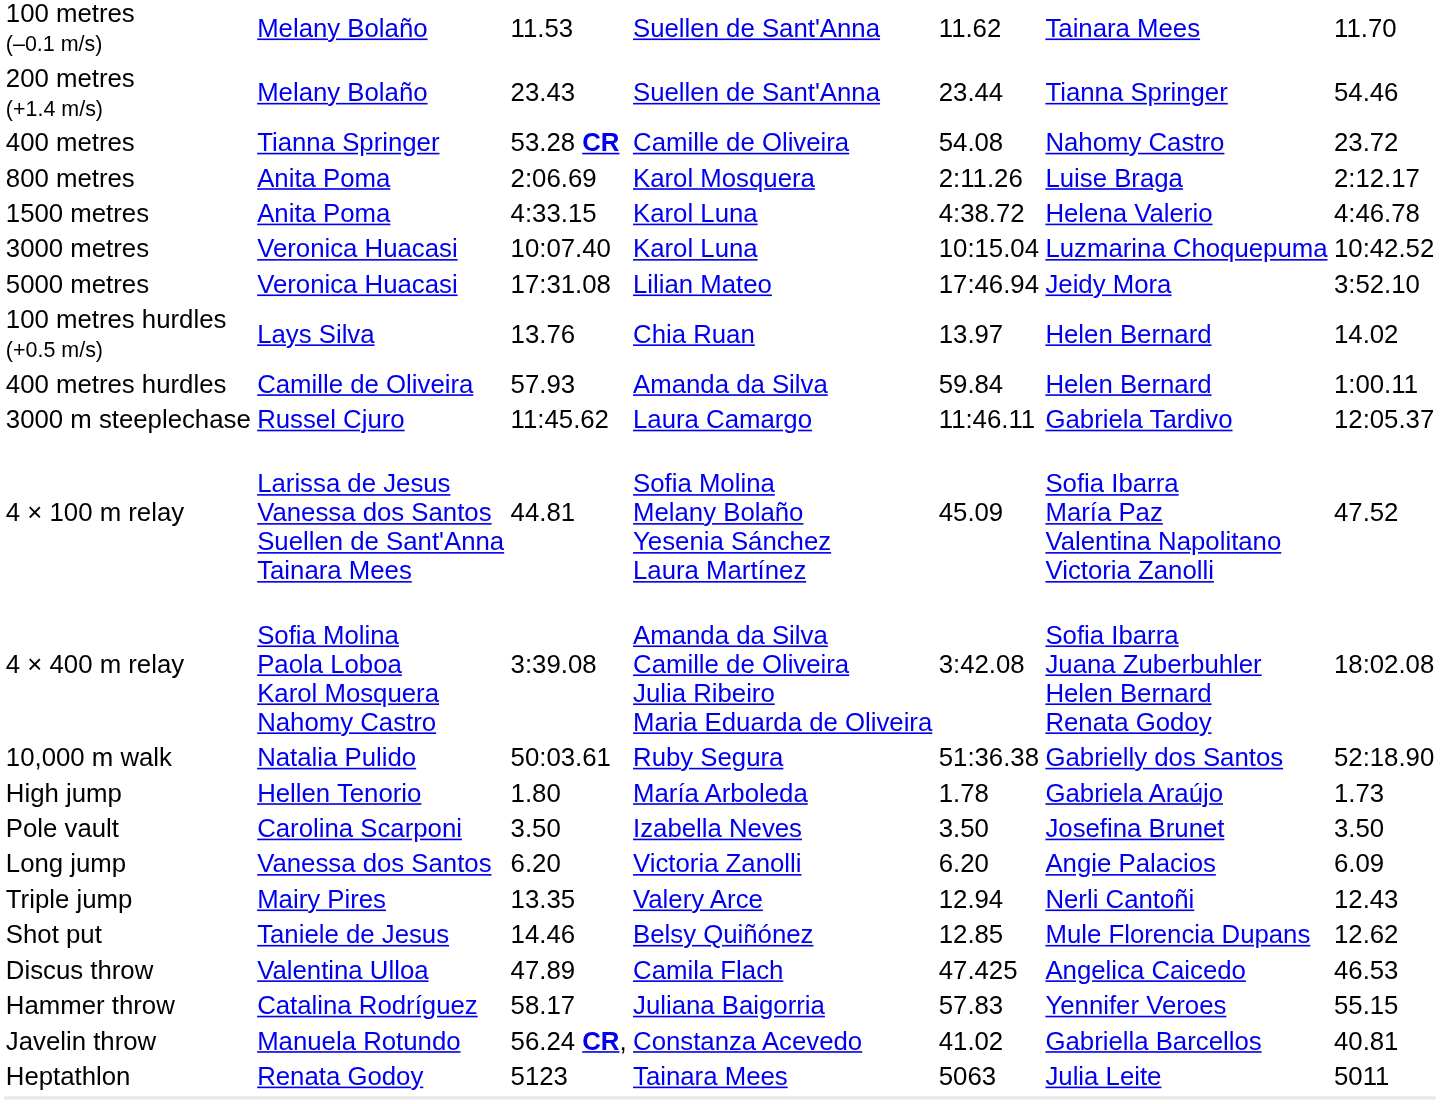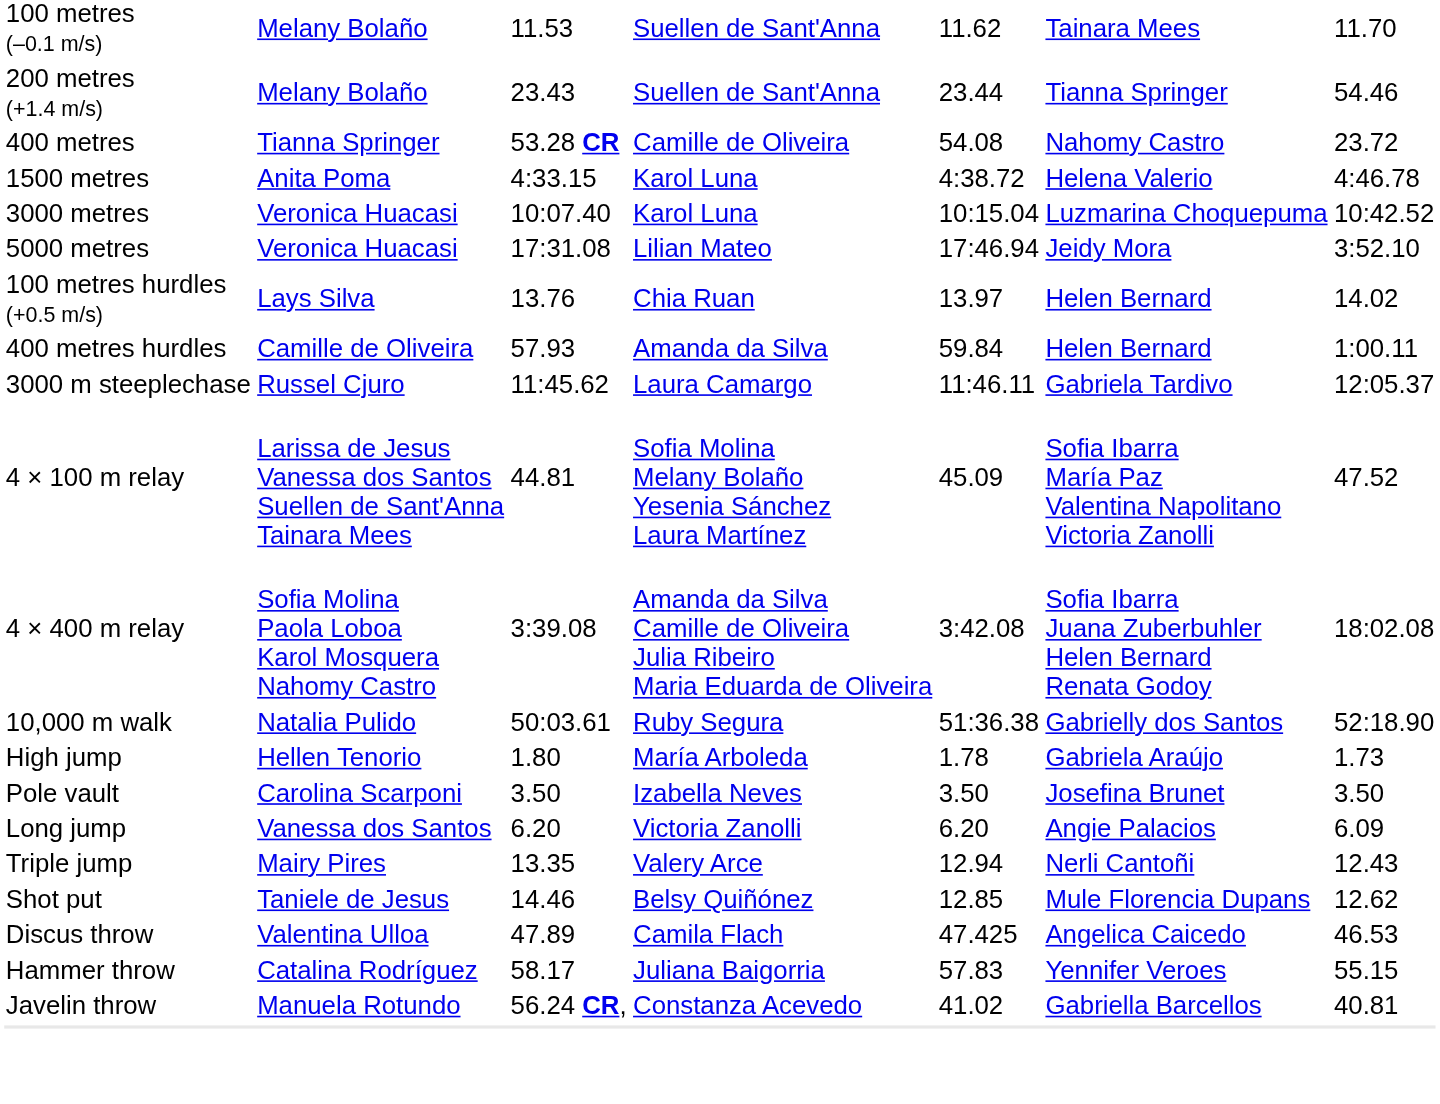- row: (70, 178)
- row: (68, 1076)
